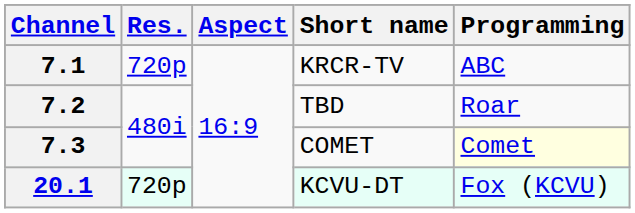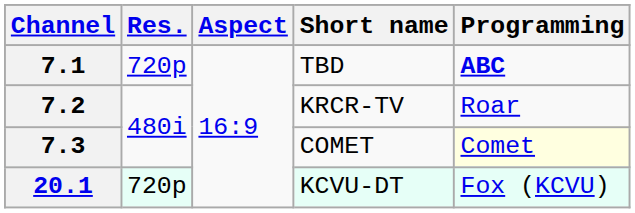(352, 66) KRCR-TV -> (322, 66) TBD
(483, 66) normal -> (483, 66) bold
(322, 106) TBD -> (352, 106) KRCR-TV
